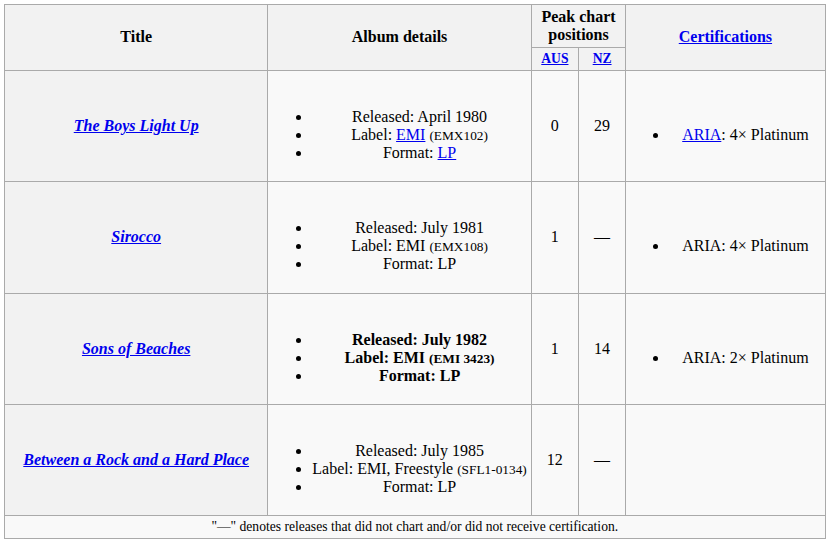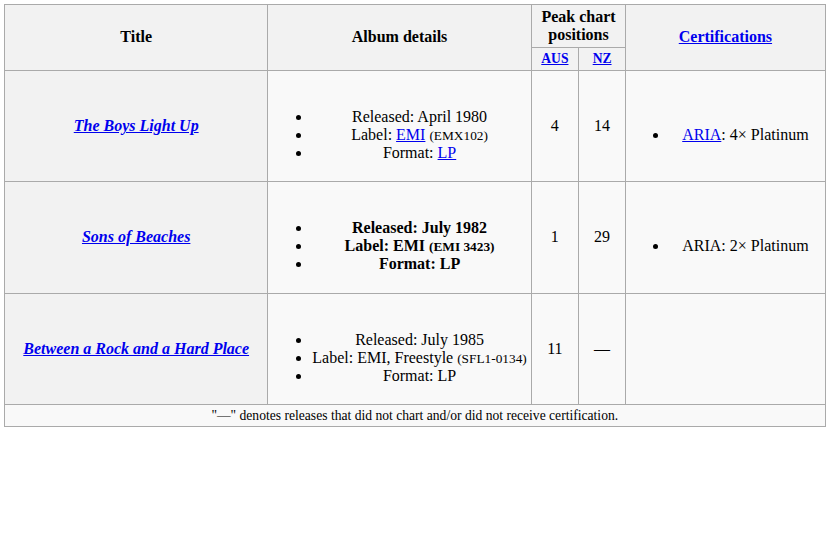(555, 126) 0 -> (555, 126) 4
(602, 126) 29 -> (602, 126) 14
- row: (136, 237)
(602, 348) 14 -> (602, 237) 29
(555, 460) 12 -> (555, 348) 11
